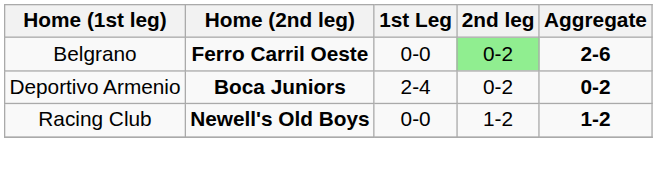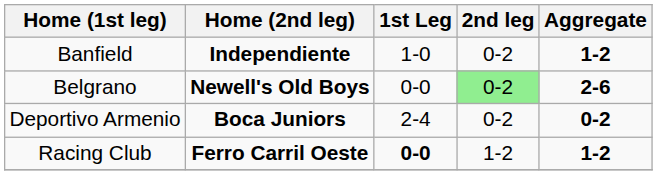+ row: (95, 53)
(280, 53) Ferro Carril Oeste -> (280, 86) Newell's Old Boys
(280, 119) Newell's Old Boys -> (280, 152) Ferro Carril Oeste
(416, 119) normal -> (416, 152) bold
